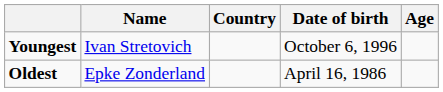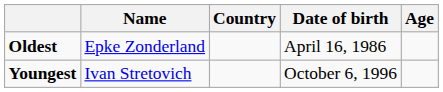rows swapped: (42, 45) <-> (33, 73)
